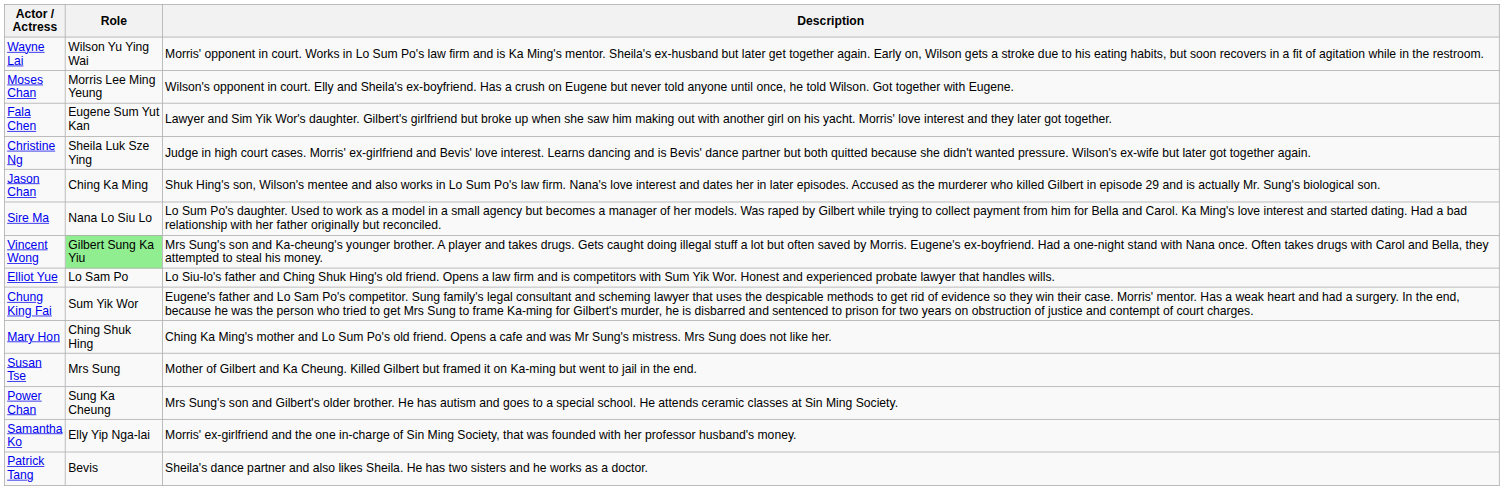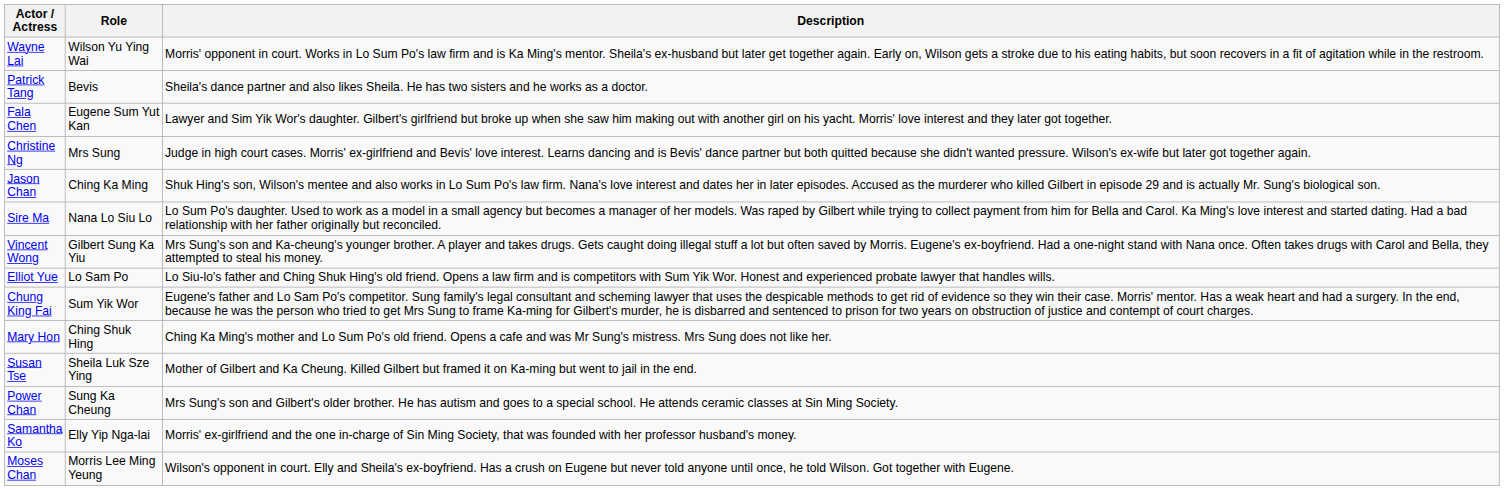rows swapped: (25, 86) <-> (26, 468)
(109, 152) Sheila Luk Sze Ying -> (94, 152) Mrs Sung
(111, 251) lightgreen background -> (111, 251) no background
(94, 369) Mrs Sung -> (109, 369) Sheila Luk Sze Ying
